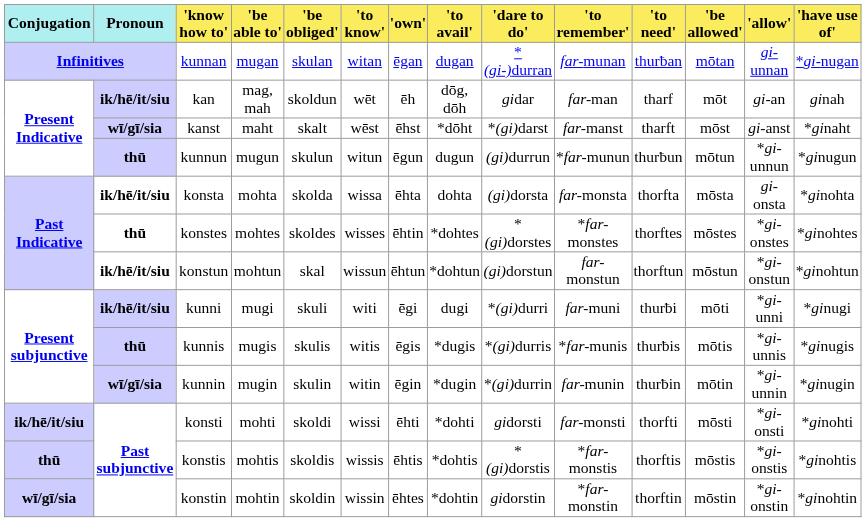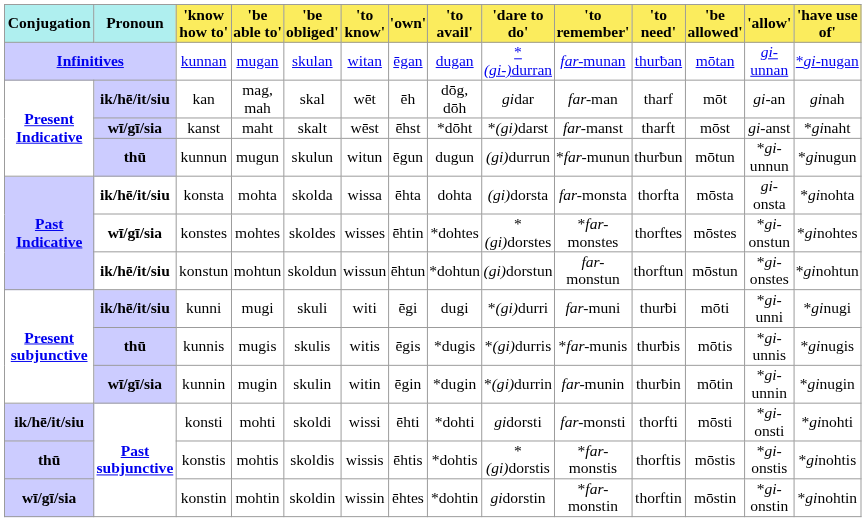(312, 99) skoldun -> (312, 99) skal
(135, 232) thū -> (135, 232) wī/gī/sia
(769, 232) *gi-onstes -> (769, 232) *gi-onstun
(312, 270) skal -> (312, 270) skoldun
(769, 270) *gi-onstun -> (769, 270) *gi-onstes
